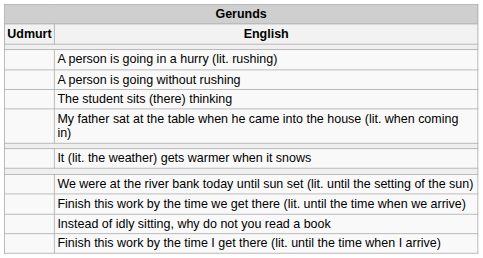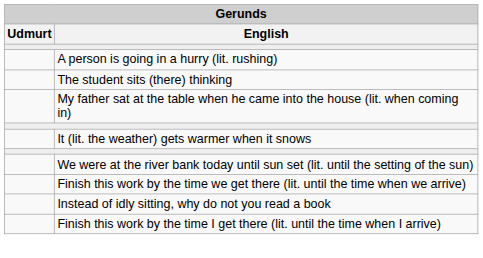- row: (149, 79)
